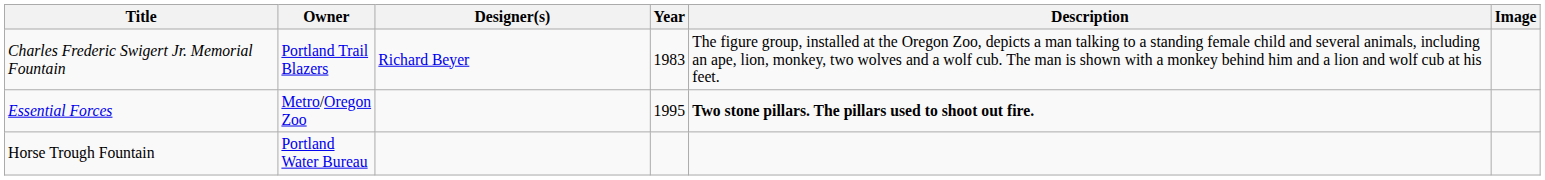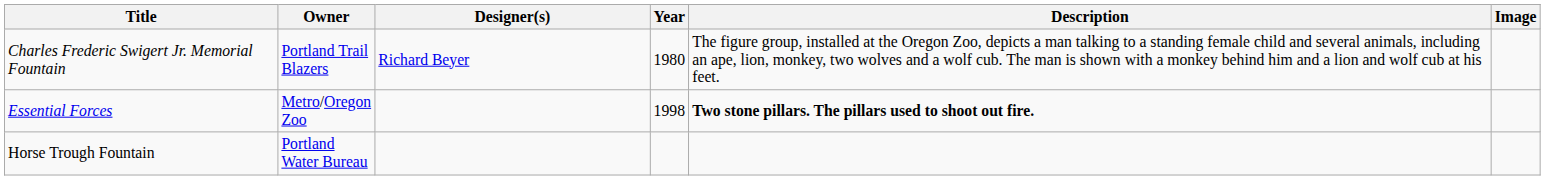(669, 59) 1983 -> (669, 59) 1980
(669, 110) 1995 -> (669, 110) 1998
